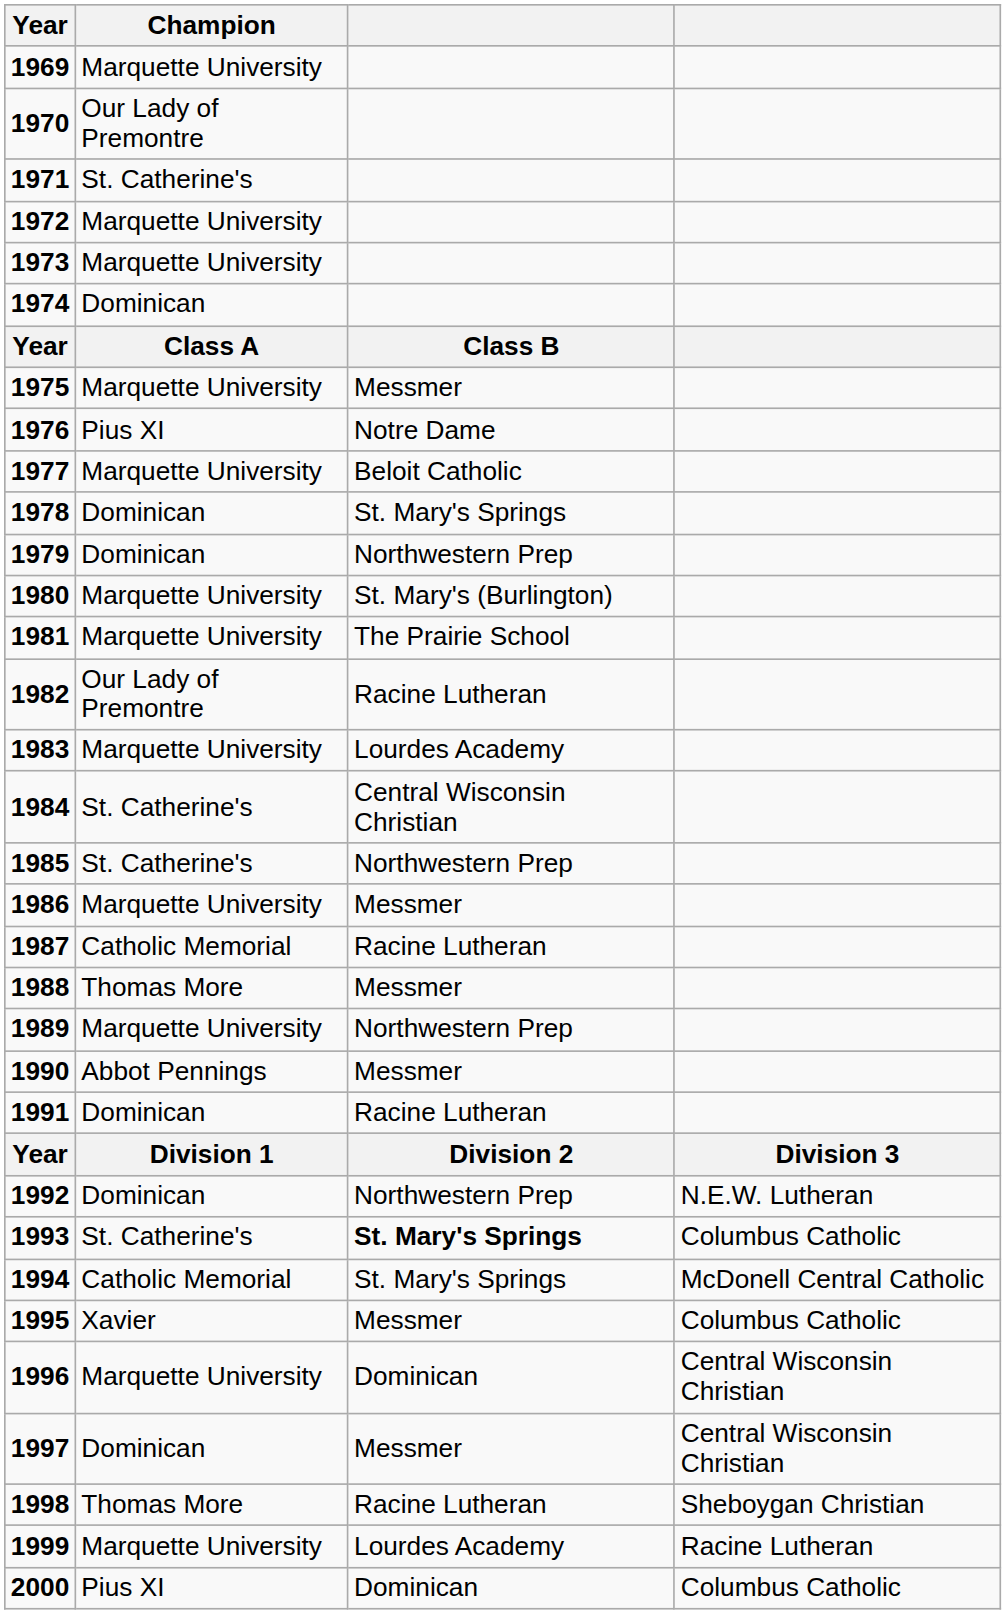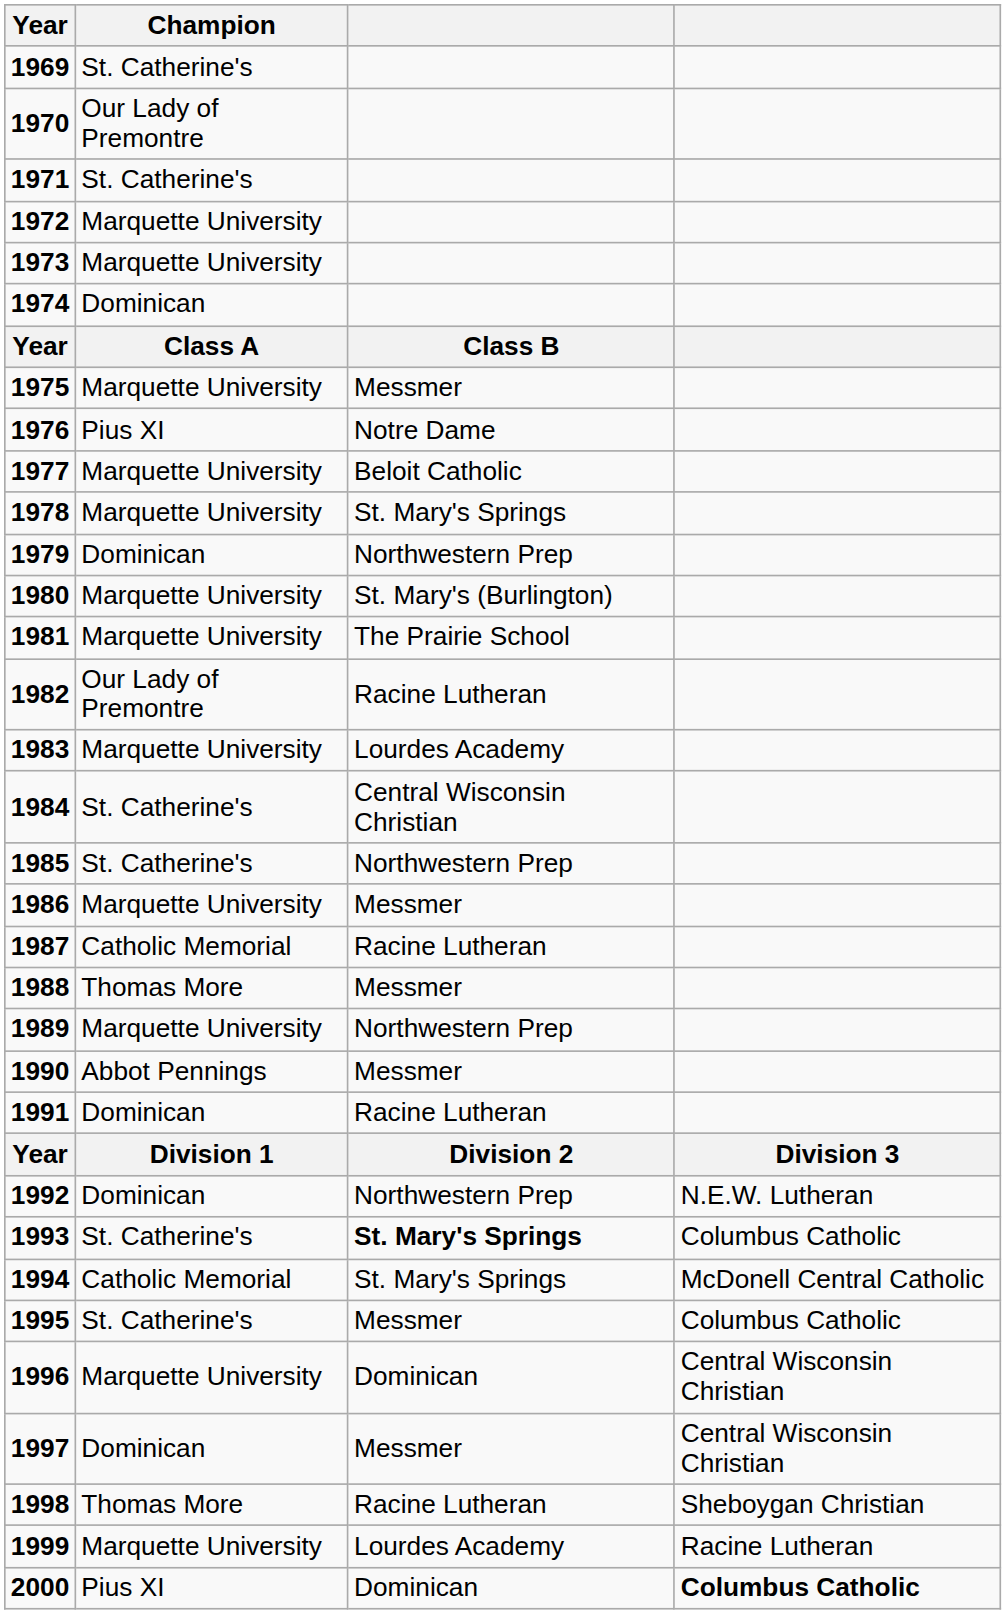(202, 66) Marquette University -> (167, 66) St. Catherine's
(143, 512) Dominican -> (202, 512) Marquette University
(119, 1320) Xavier -> (167, 1320) St. Catherine's
(791, 1587) normal -> (800, 1587) bold
